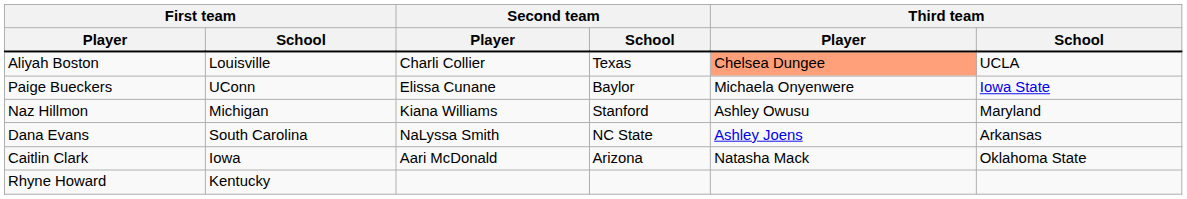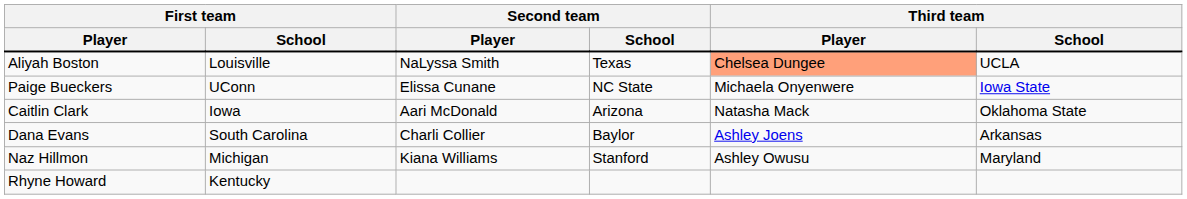(442, 63) Charli Collier -> (450, 63) NaLyssa Smith
(613, 87) Baylor -> (623, 87) NC State
rows swapped: (48, 158) <-> (48, 111)
(450, 134) NaLyssa Smith -> (442, 134) Charli Collier
(623, 134) NC State -> (613, 134) Baylor
